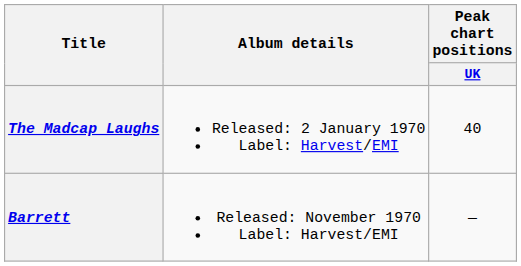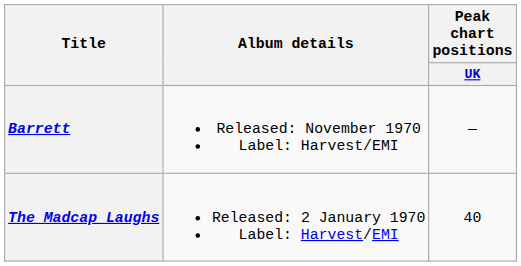rows swapped: (84, 129) <-> (39, 217)
